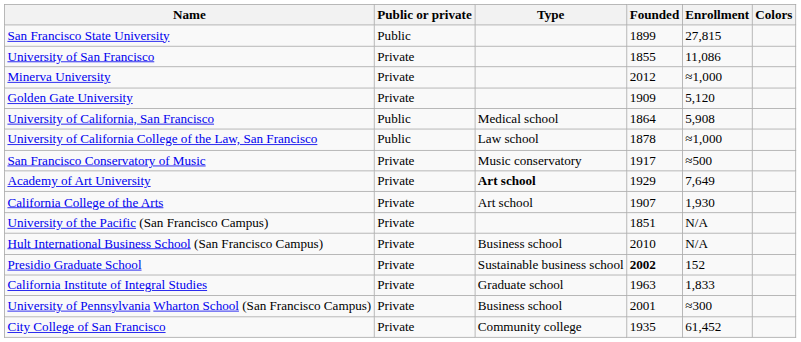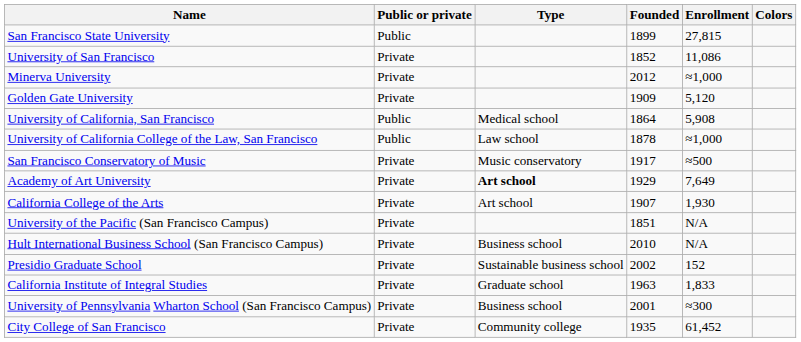(643, 56) 1855 -> (643, 56) 1852
(643, 264) bold -> (643, 264) normal
